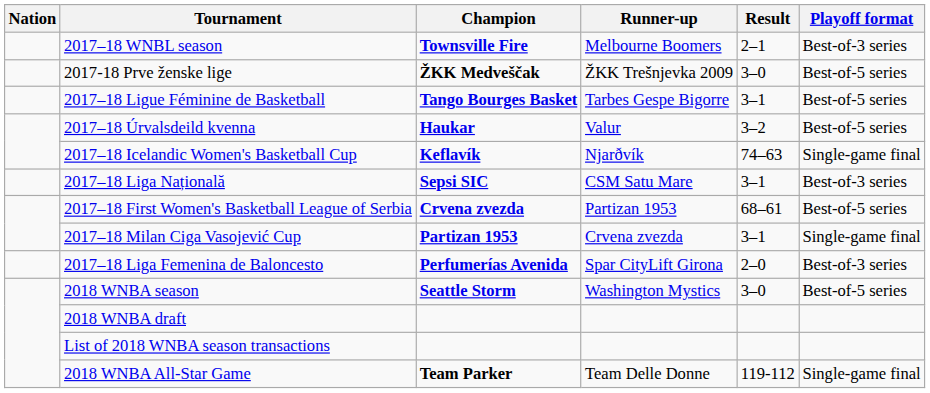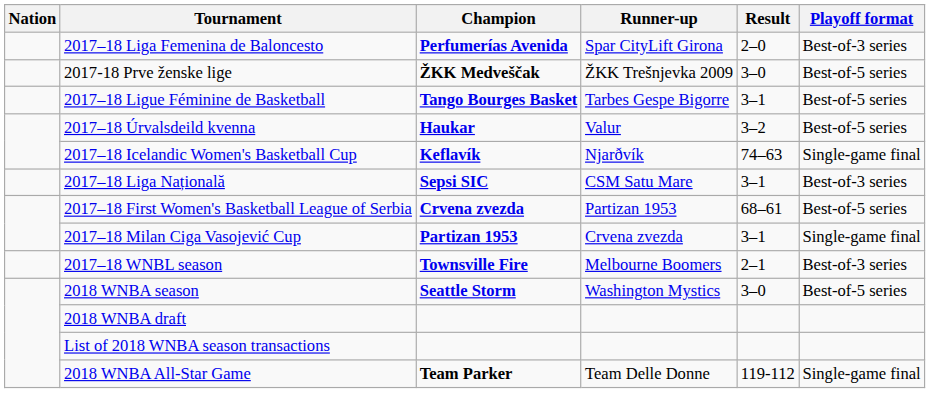rows swapped: (143, 45) <-> (194, 264)
